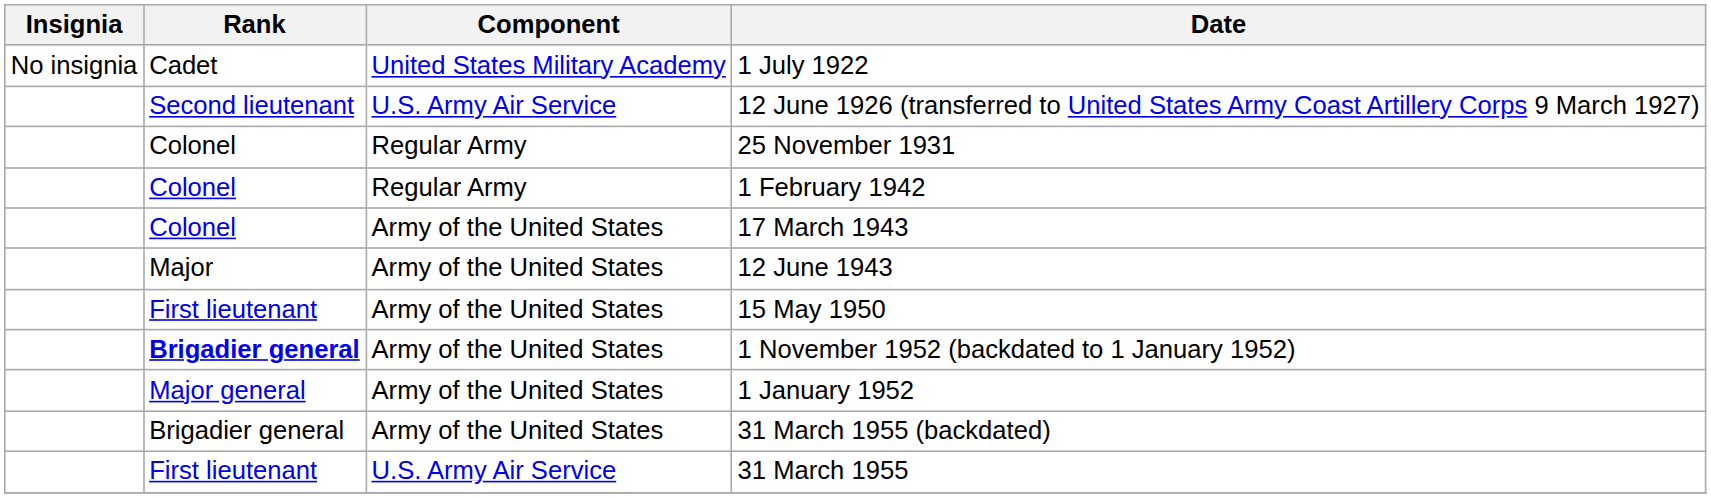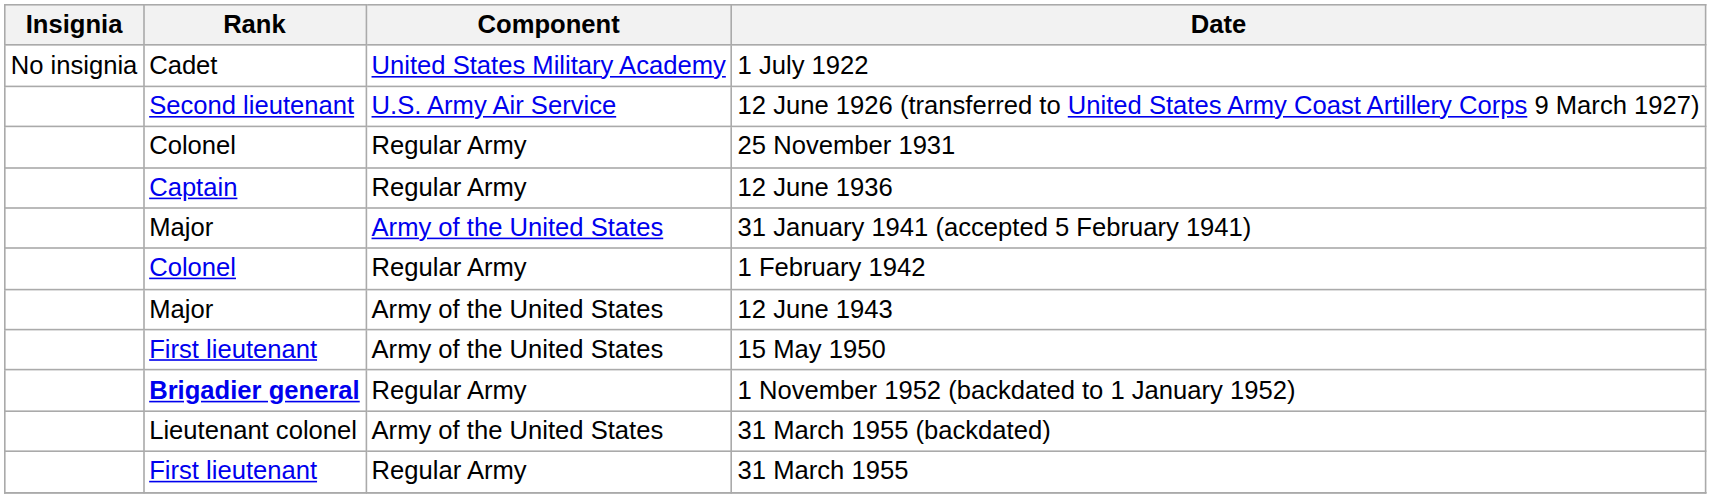+ row: (815, 187)
+ row: (994, 227)
- row: (823, 227)
(517, 349) Army of the United States -> (449, 390) Regular Army
- row: (826, 390)
(247, 430) Brigadier general -> (253, 430) Lieutenant colonel
(494, 471) U.S. Army Air Service -> (449, 471) Regular Army
